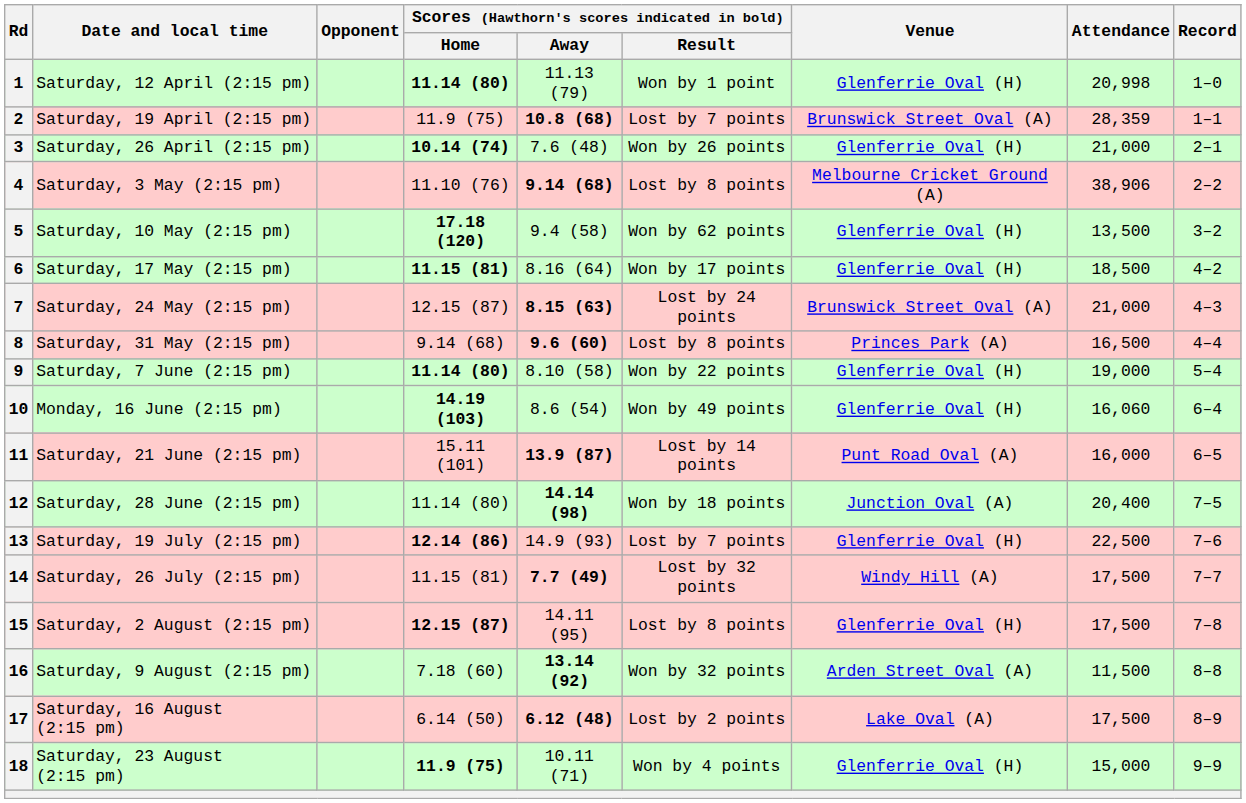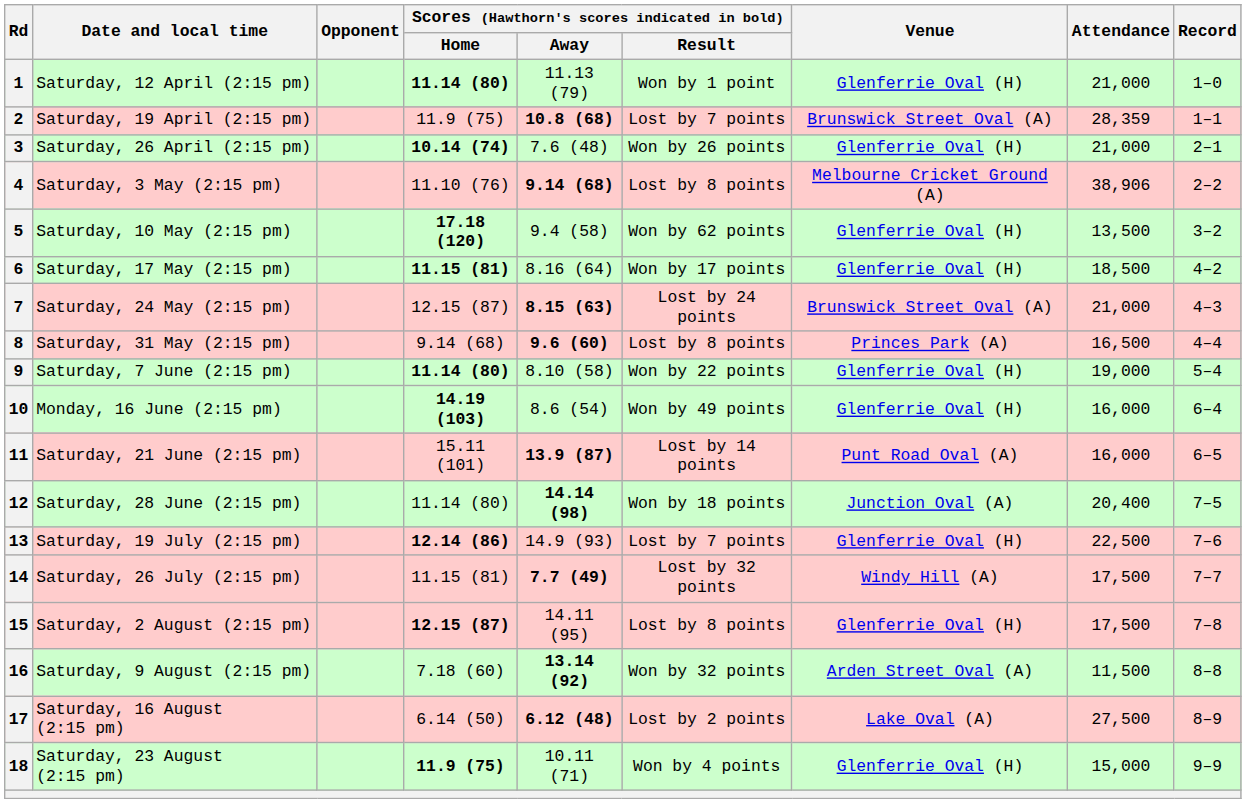(1121, 83) 20,998 -> (1121, 83) 21,000
(1121, 409) 16,060 -> (1121, 409) 16,000
(1121, 719) 17,500 -> (1121, 719) 27,500
